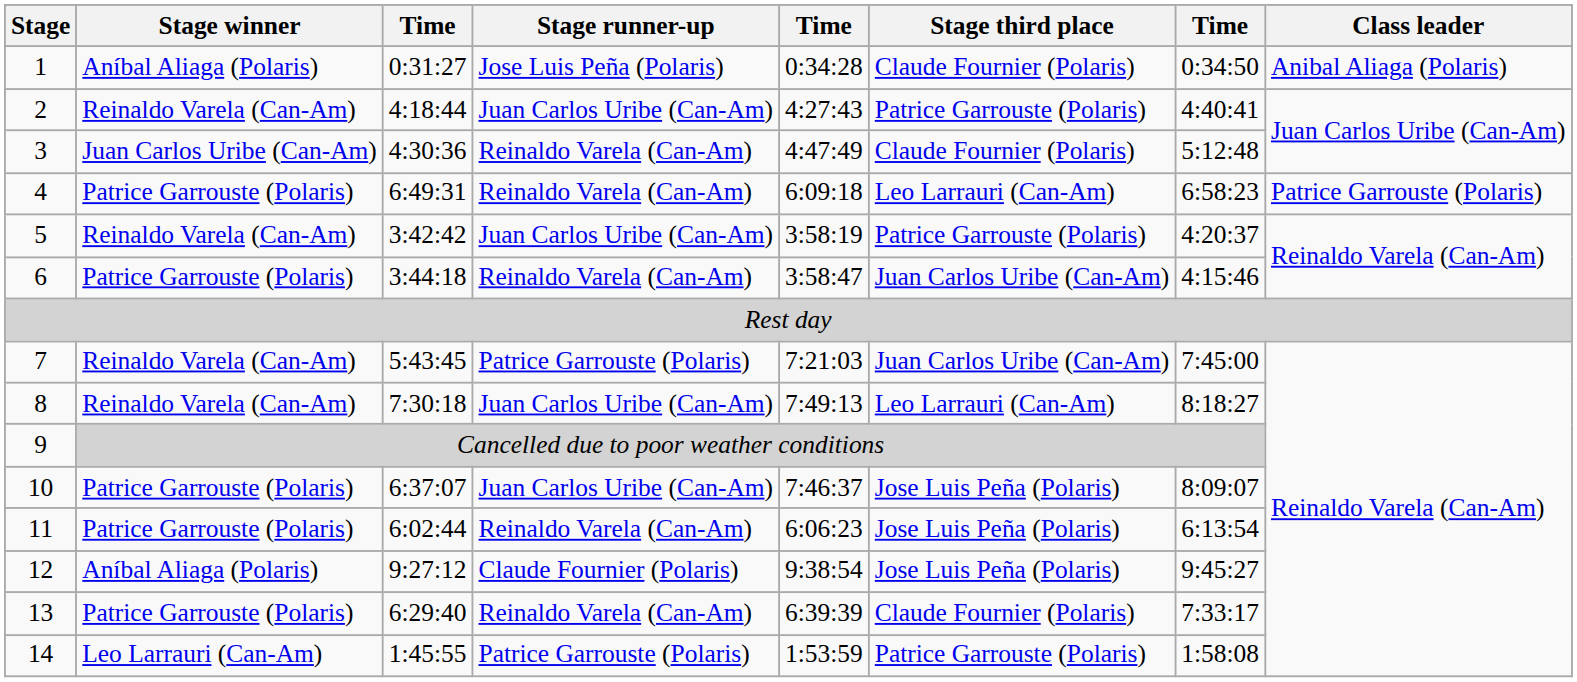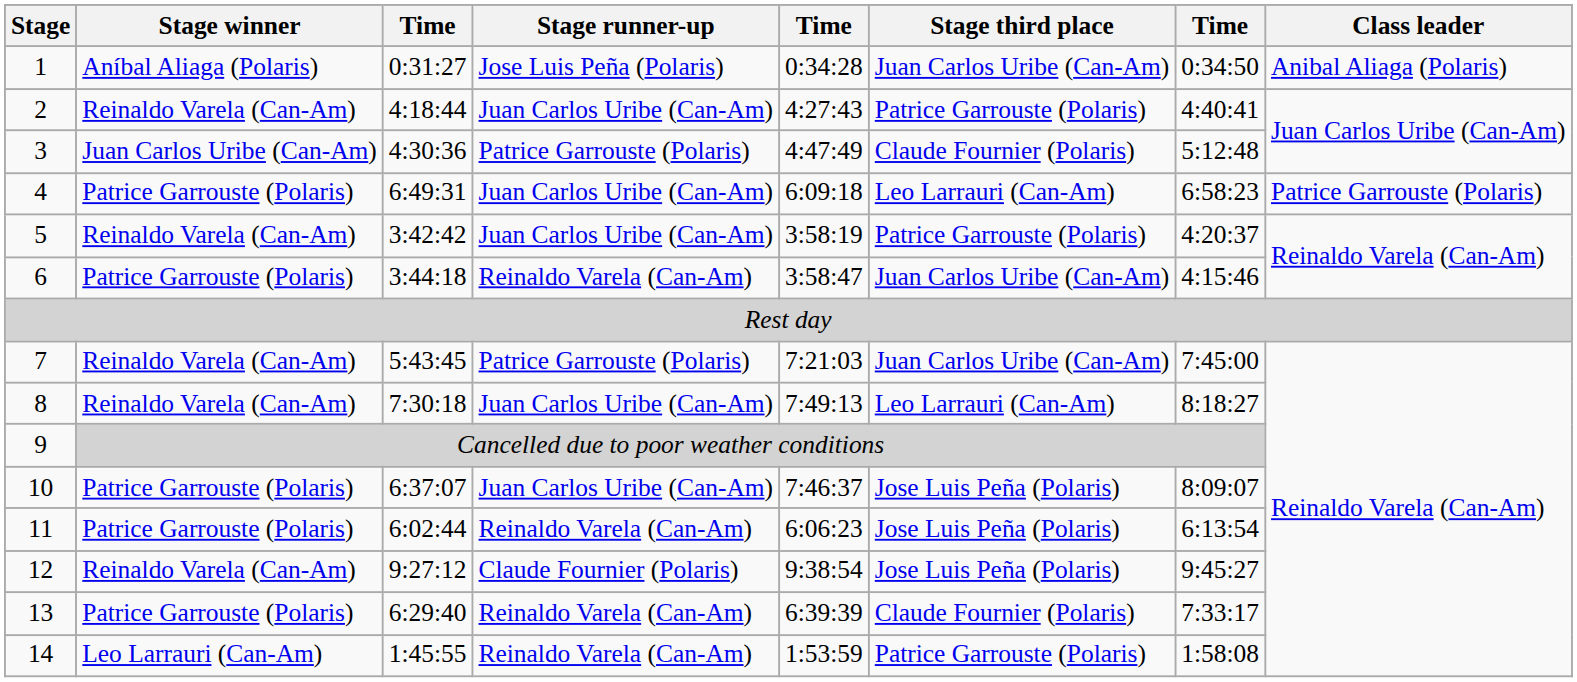(1005, 67) Claude Fournier (Polaris) -> (1022, 67) Juan Carlos Uribe (Can-Am)
(615, 150) Reinaldo Varela (Can-Am) -> (614, 150) Patrice Garrouste (Polaris)
(615, 192) Reinaldo Varela (Can-Am) -> (626, 192) Juan Carlos Uribe (Can-Am)
(200, 570) Aníbal Aliaga (Polaris) -> (219, 570) Reinaldo Varela (Can-Am)
(614, 654) Patrice Garrouste (Polaris) -> (615, 654) Reinaldo Varela (Can-Am)
